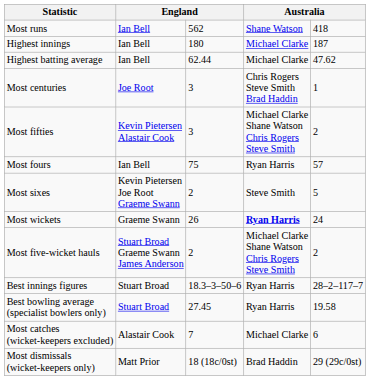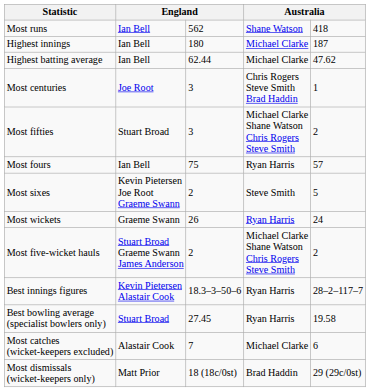(150, 132) Kevin Pietersen Alastair Cook -> (144, 132) Stuart Broad
(273, 219) bold -> (270, 219) normal
(144, 285) Stuart Broad -> (150, 291) Kevin Pietersen Alastair Cook
